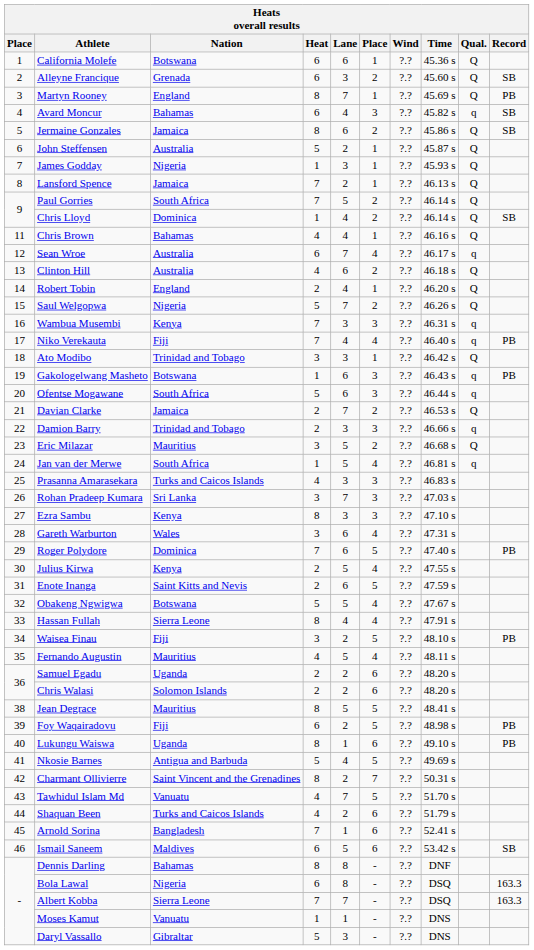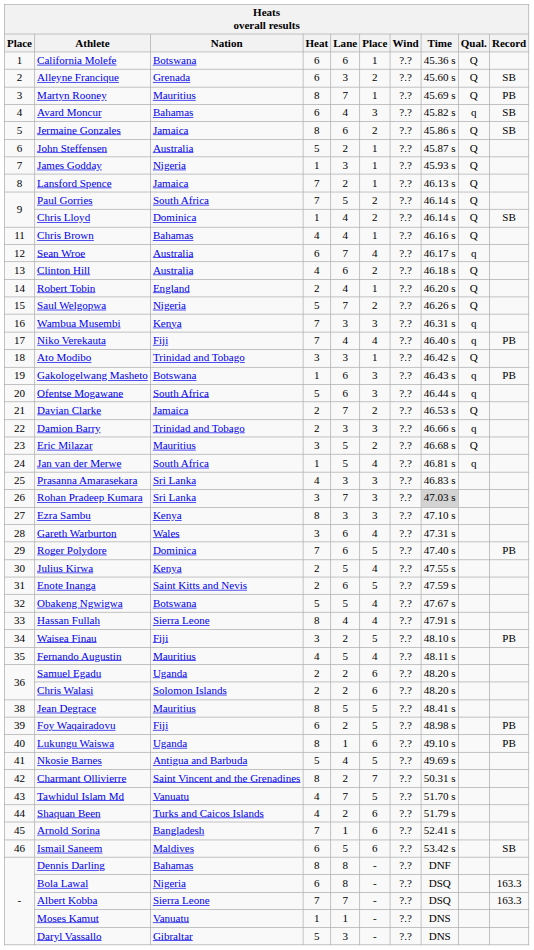(171, 95) England -> (174, 95) Mauritius
(208, 480) Turks and Caicos Islands -> (174, 480) Sri Lanka
(440, 498) no background -> (440, 498) lightgrey background
